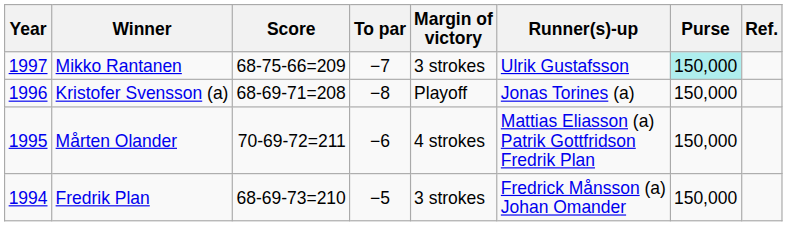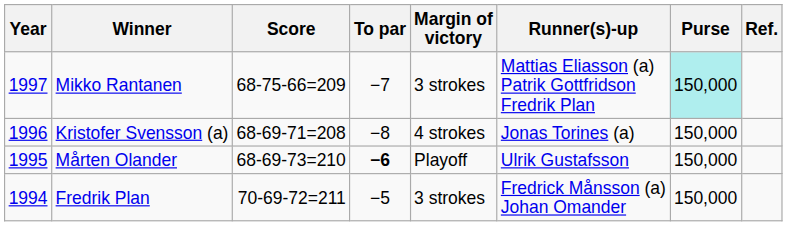(565, 66) Ulrik Gustafsson -> (578, 85) Mattias Eliasson (a) Patrik Gottfridson Fredrik Plan
(441, 93) Playoff -> (450, 133) 4 strokes
(292, 141) 70-69-72=211 -> (291, 160) 68-69-73=210
(380, 141) normal -> (380, 160) bold
(450, 141) 4 strokes -> (441, 160) Playoff
(578, 141) Mattias Eliasson (a) Patrik Gottfridson Fredrik Plan -> (565, 160) Ulrik Gustafsson
(291, 198) 68-69-73=210 -> (292, 198) 70-69-72=211
